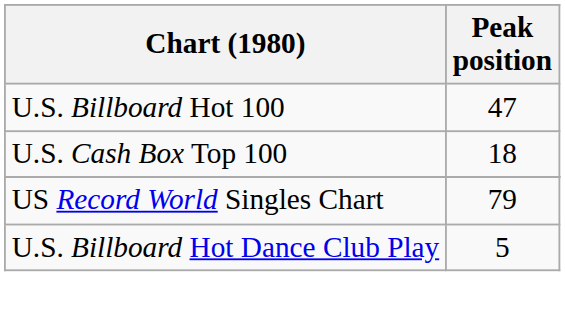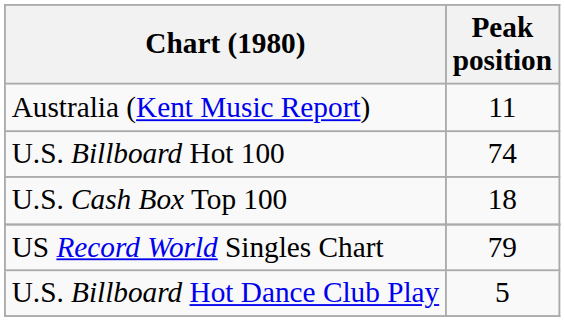+ row: (191, 107)
(502, 107) 47 -> (502, 153) 74
